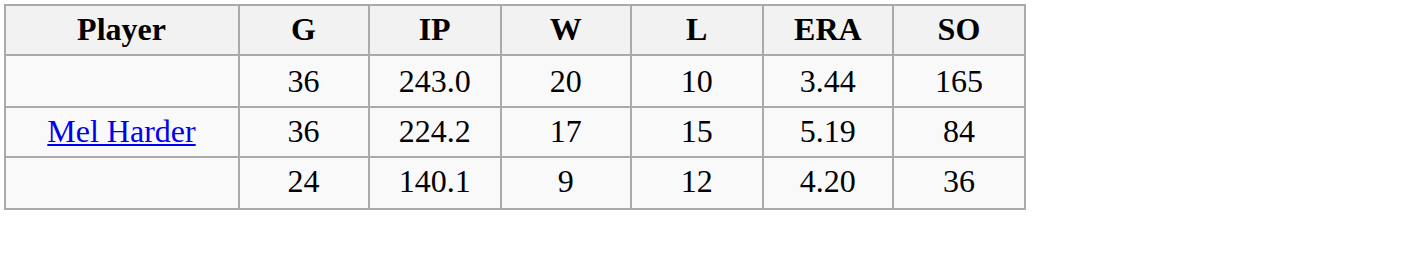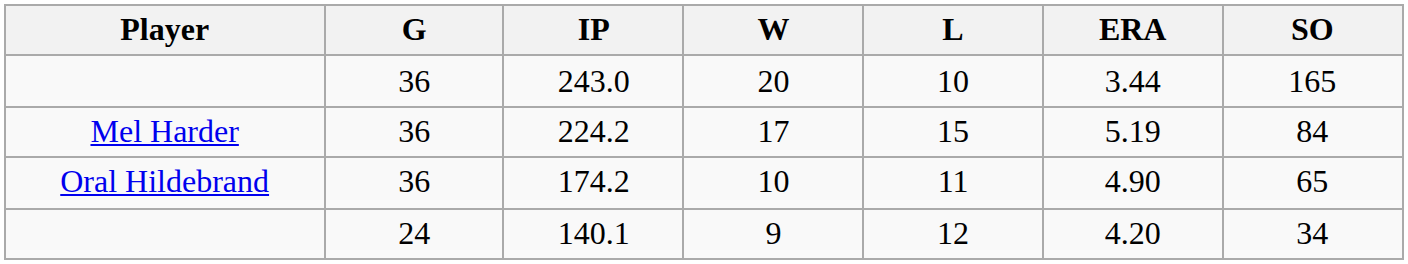+ row: (594, 182)
(959, 182) 36 -> (1312, 232) 34
